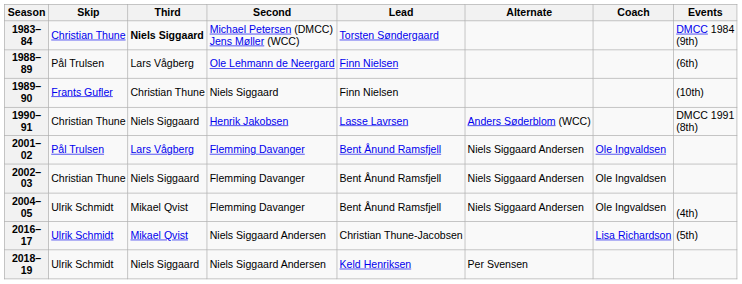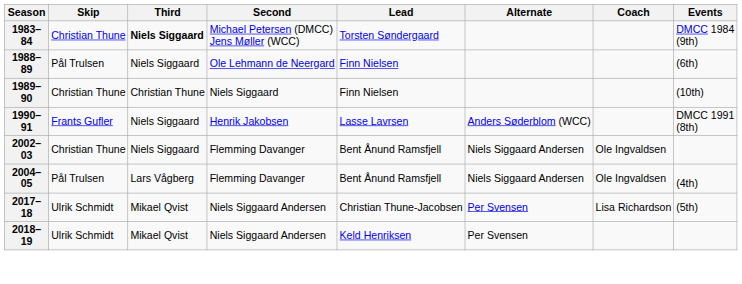(162, 64) Lars Vågberg -> (165, 64) Niels Siggaard
(82, 92) Frants Gufler -> (88, 92) Christian Thune
(88, 121) Christian Thune -> (82, 121) Frants Gufler
- row: (27, 150)
(82, 207) Ulrik Schmidt -> (78, 178) Pål Trulsen
(159, 207) Mikael Qvist -> (162, 178) Lars Vågberg
- row: (27, 235)
+ row: (27, 207)
(165, 264) Niels Siggaard -> (159, 235) Mikael Qvist
